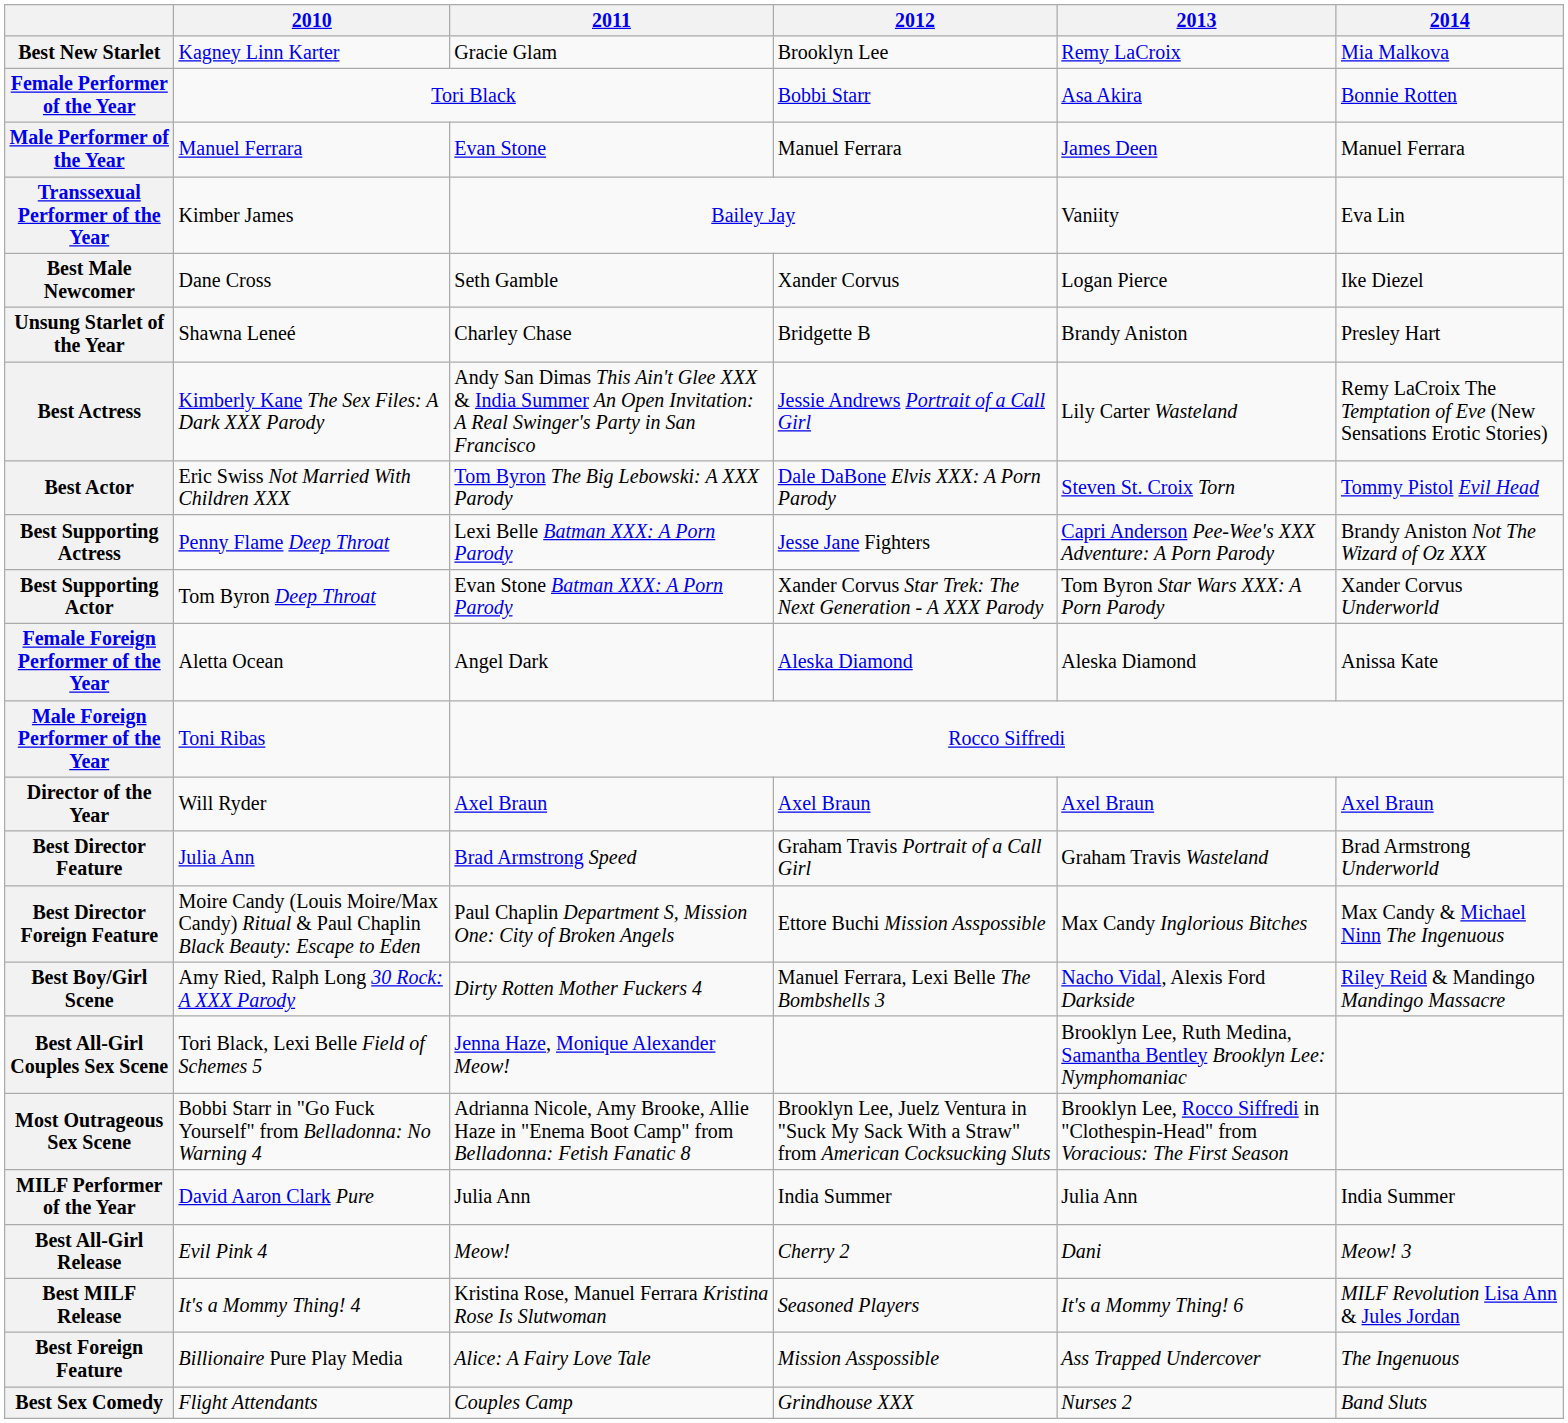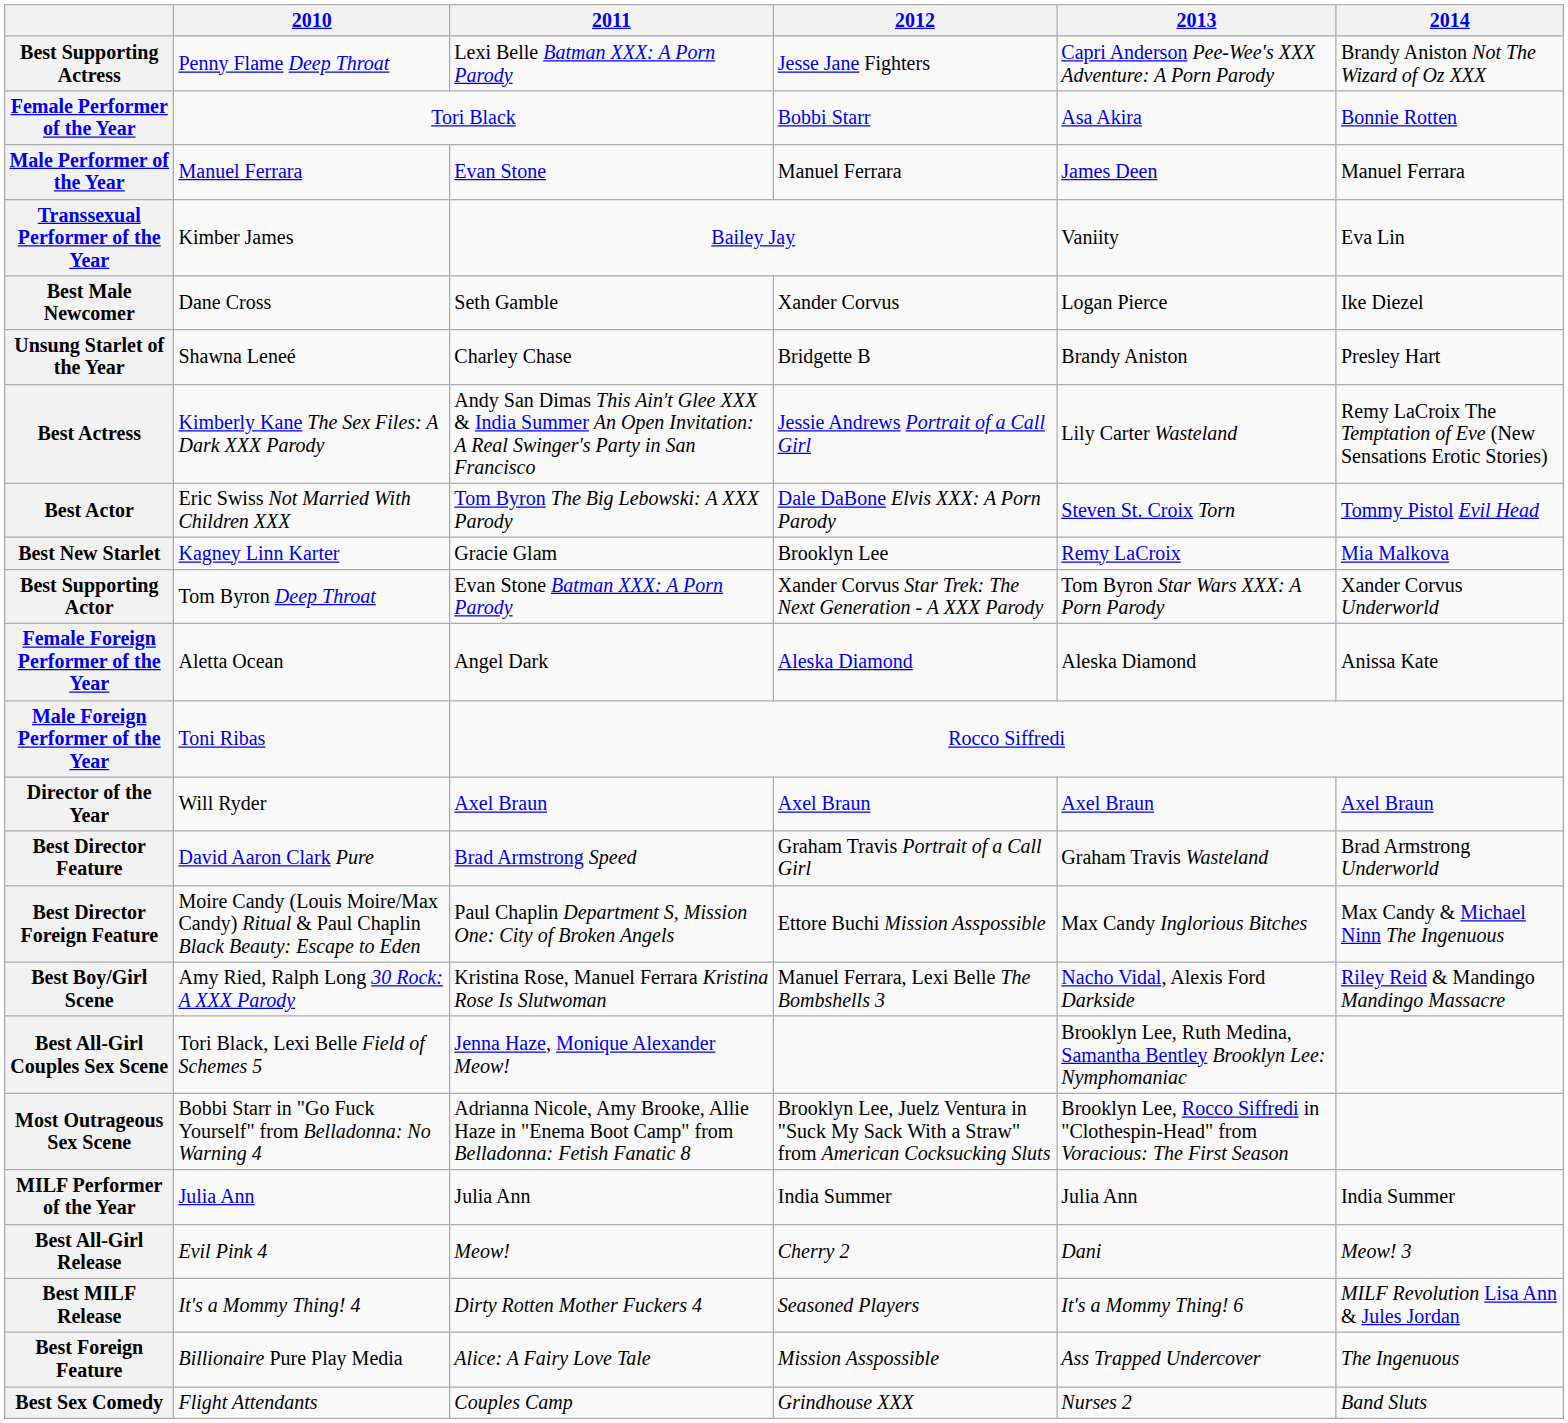rows swapped: (89, 52) <-> (89, 542)
(217, 858) Julia Ann -> (276, 858) David Aaron Clark Pure
(578, 989) Dirty Rotten Mother Fuckers 4 -> (611, 989) Kristina Rose, Manuel Ferrara Kristina Rose Is Slutwoman
(276, 1196) David Aaron Clark Pure -> (217, 1196) Julia Ann
(611, 1305) Kristina Rose, Manuel Ferrara Kristina Rose Is Slutwoman -> (578, 1305) Dirty Rotten Mother Fuckers 4
